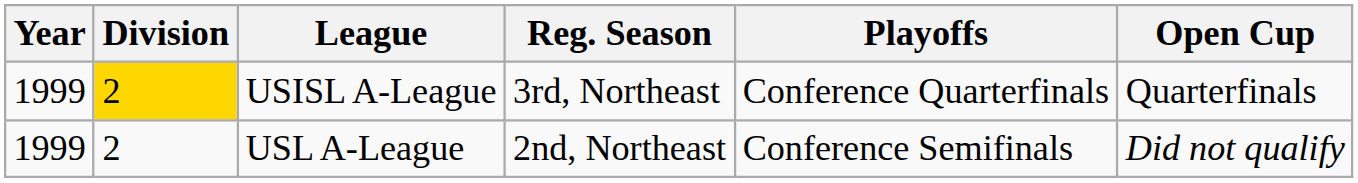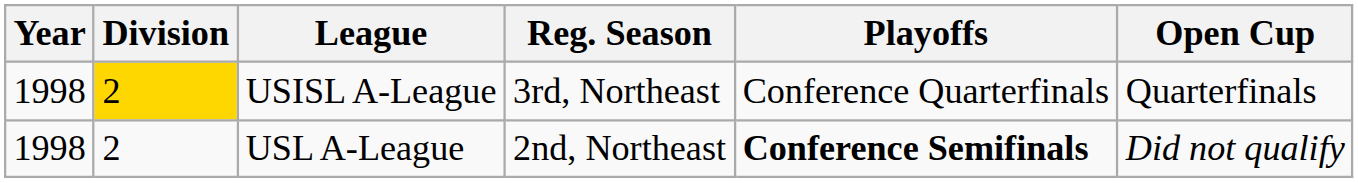(50, 90) 1999 -> (50, 90) 1998
(50, 147) 1999 -> (50, 147) 1998
(908, 147) normal -> (916, 147) bold
